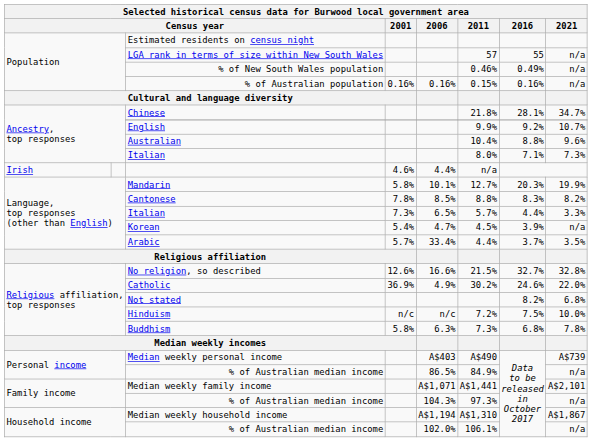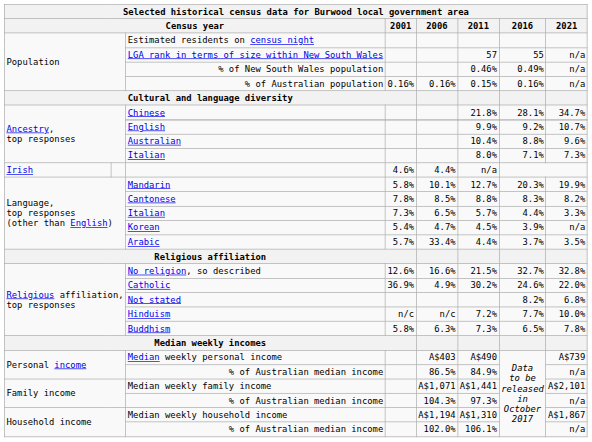(530, 314) 7.5% -> (530, 314) 7.7%
(530, 329) 6.8% -> (530, 329) 6.5%
